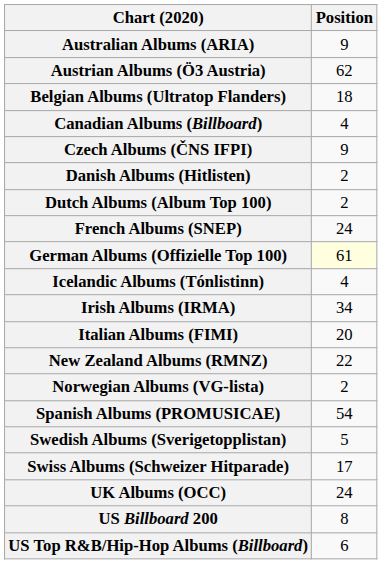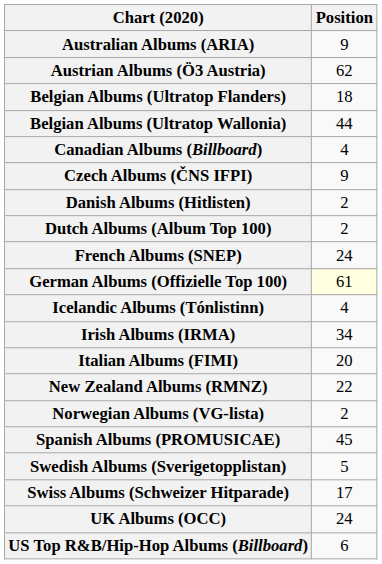+ row: (158, 123)
(344, 413) 54 -> (344, 439) 45
- row: (158, 519)
